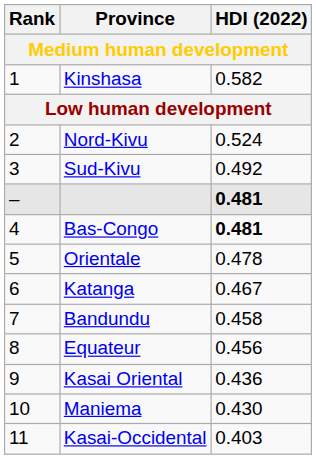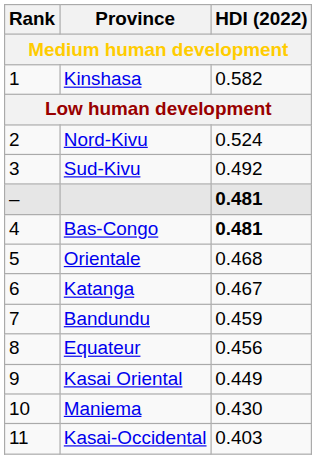(239, 259) 0.478 -> (239, 259) 0.468
(239, 318) 0.458 -> (239, 318) 0.459
(239, 378) 0.436 -> (239, 378) 0.449
